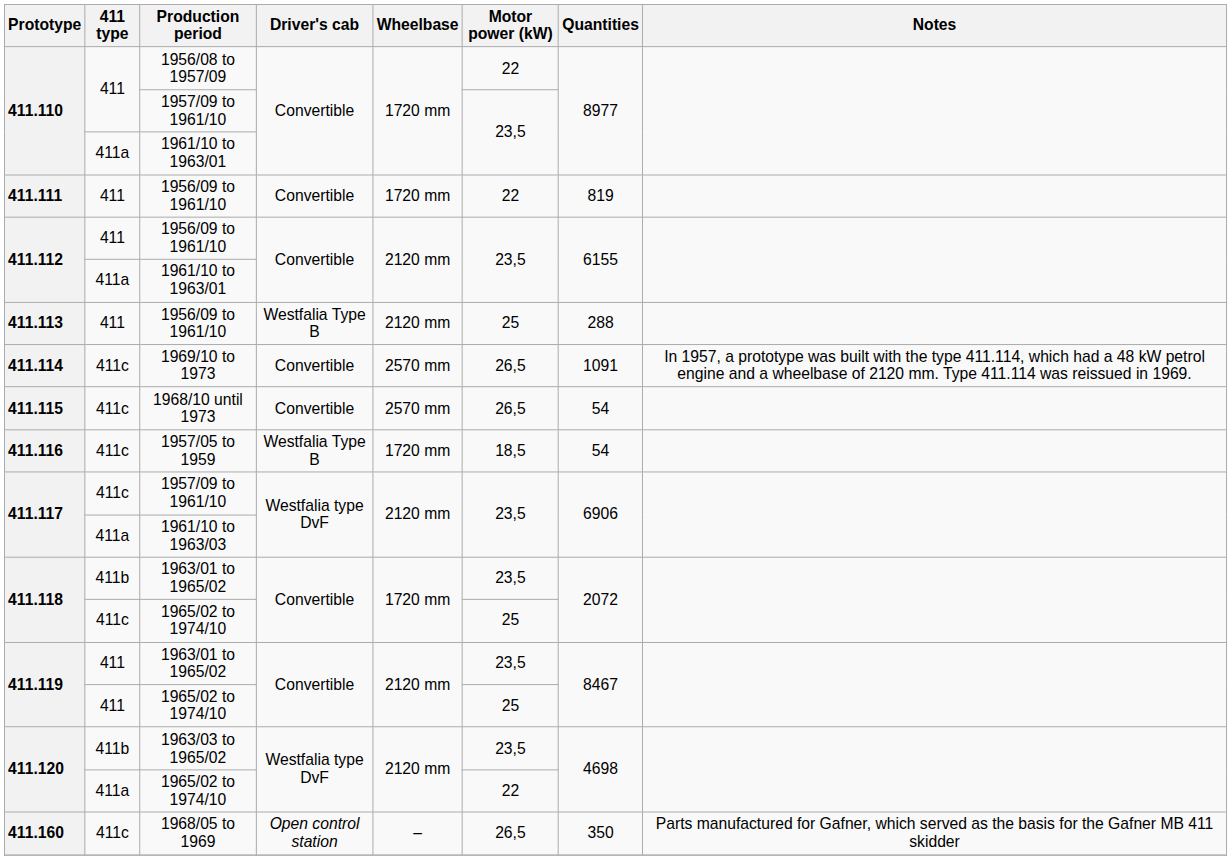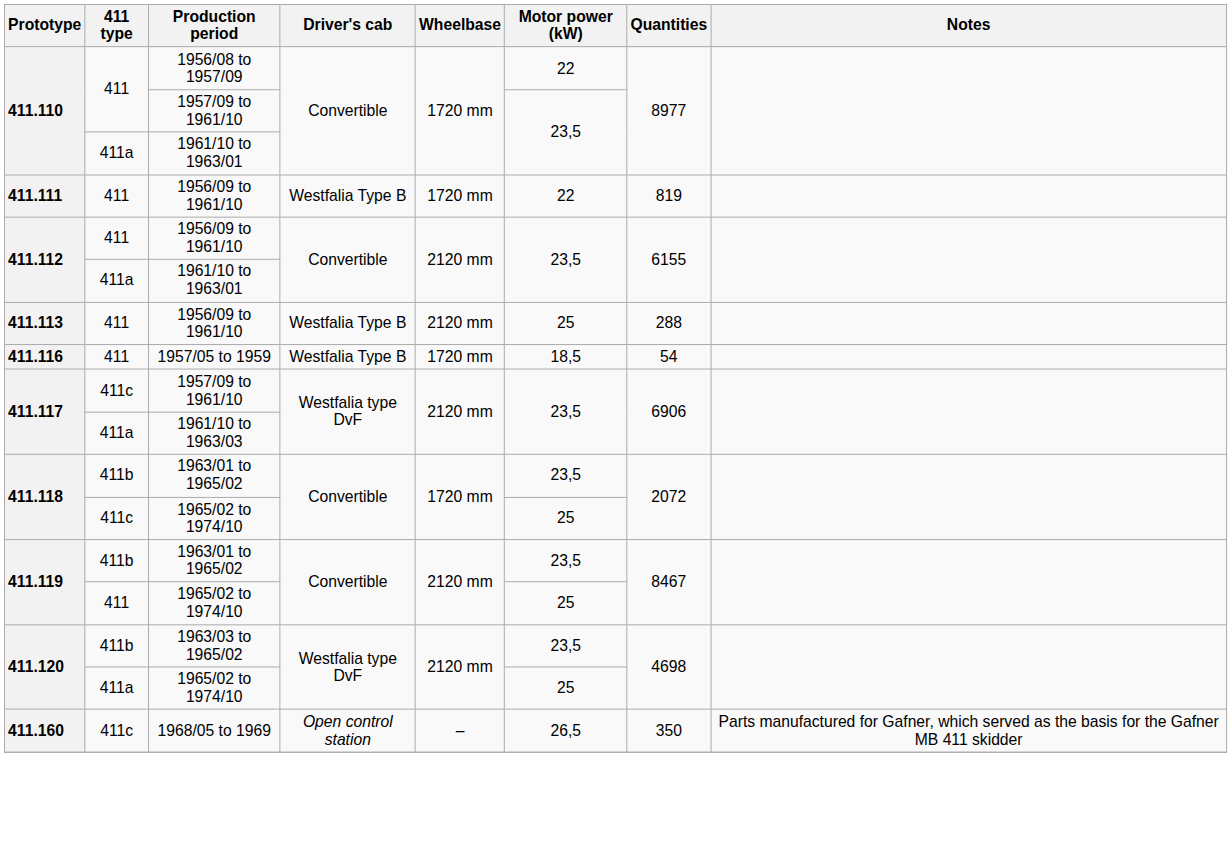(315, 195) Convertible -> (348, 195) Westfalia Type B
- row: (36, 365)
- row: (36, 408)
(112, 450) 411c -> (117, 356) 411
(112, 663) 411 -> (117, 560) 411b
(510, 790) 22 -> (566, 688) 25
